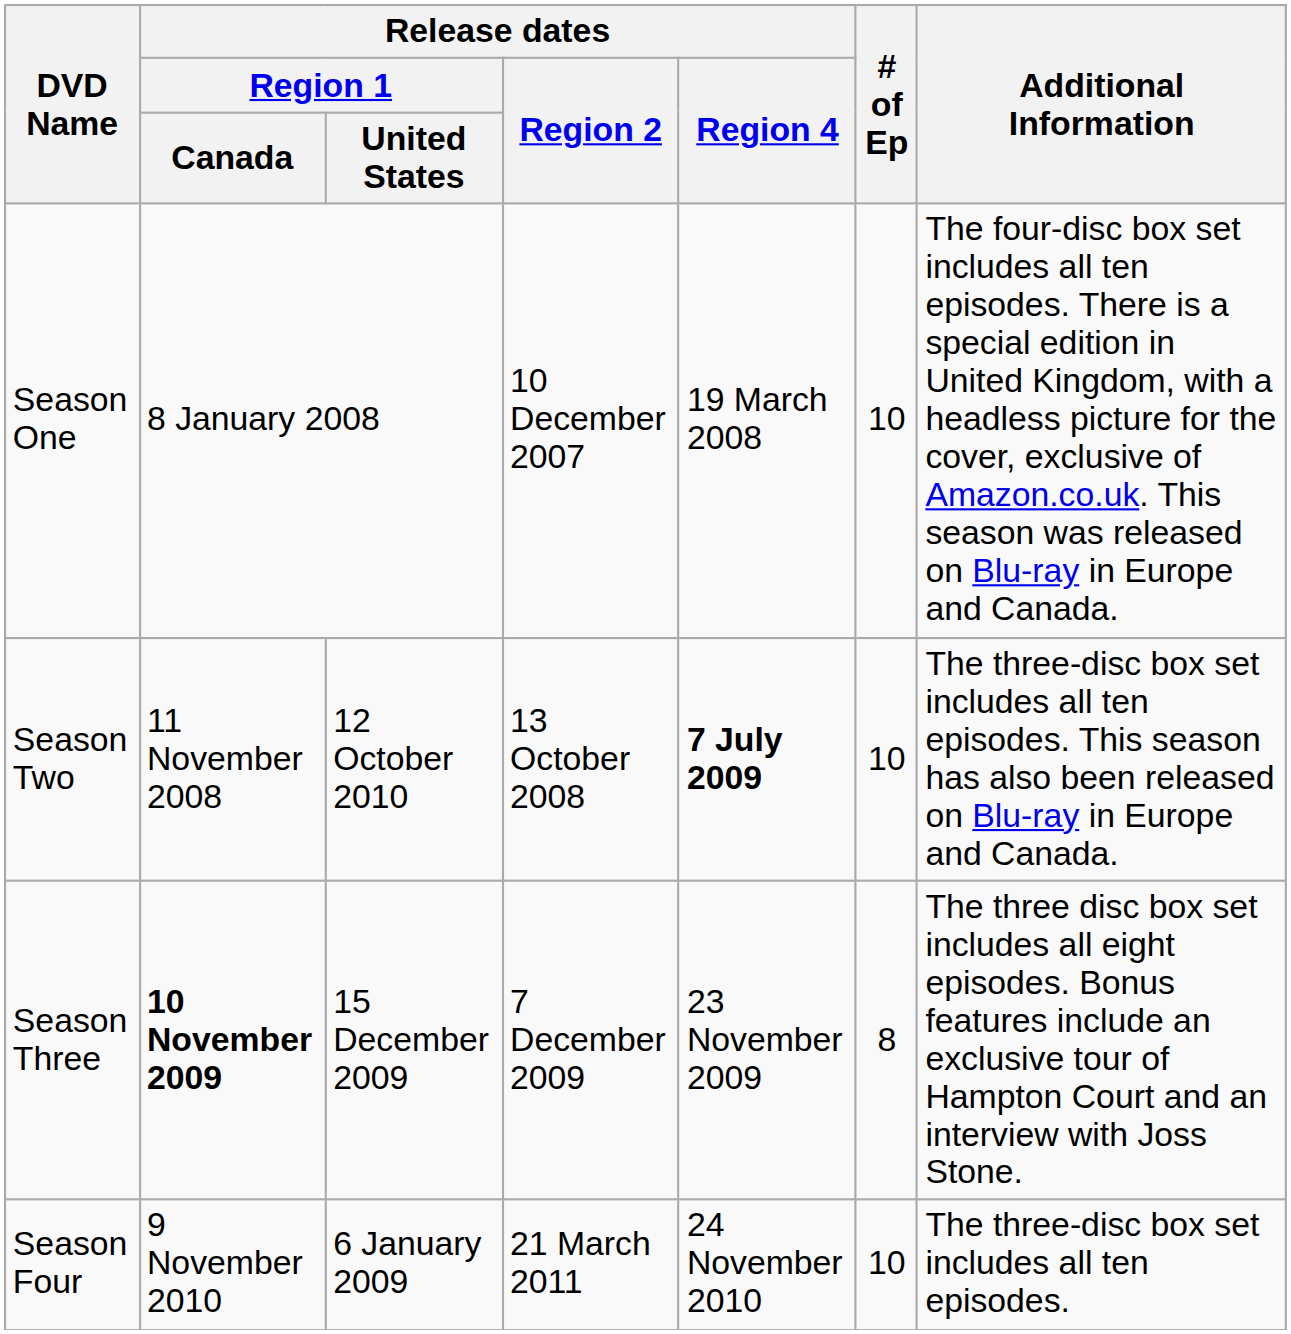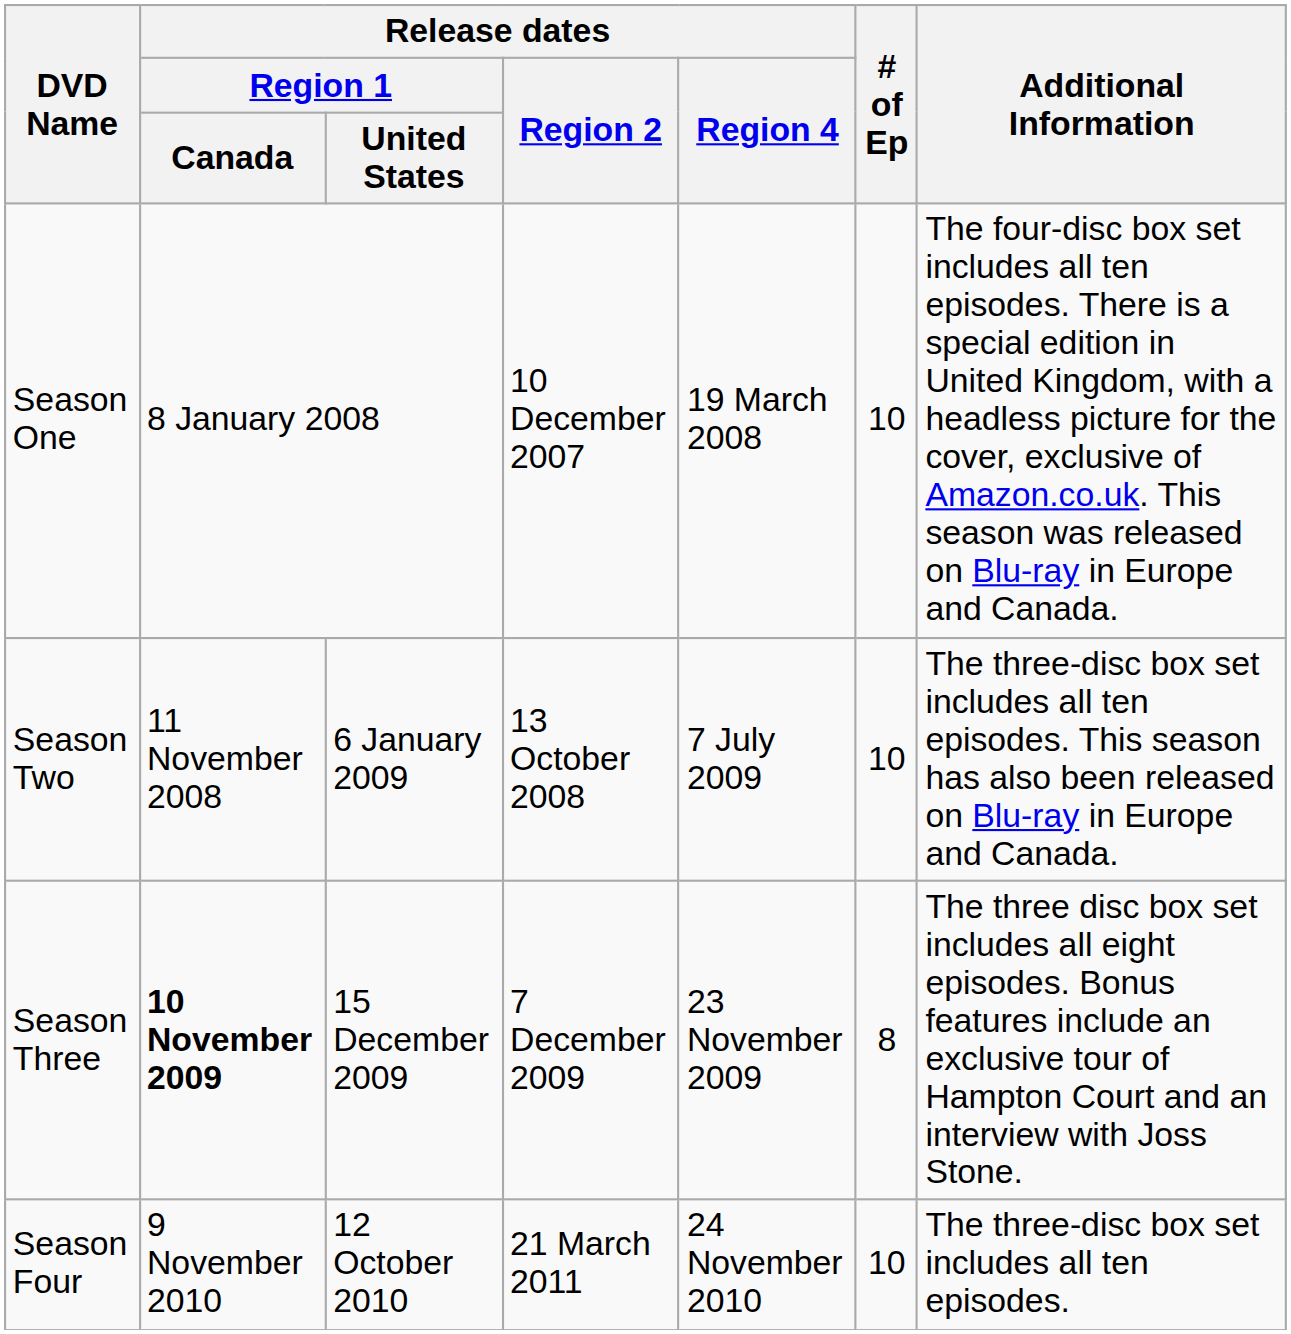(393, 758) 12 October 2010 -> (407, 758) 6 January 2009
(735, 758) bold -> (731, 758) normal
(407, 1264) 6 January 2009 -> (393, 1264) 12 October 2010
